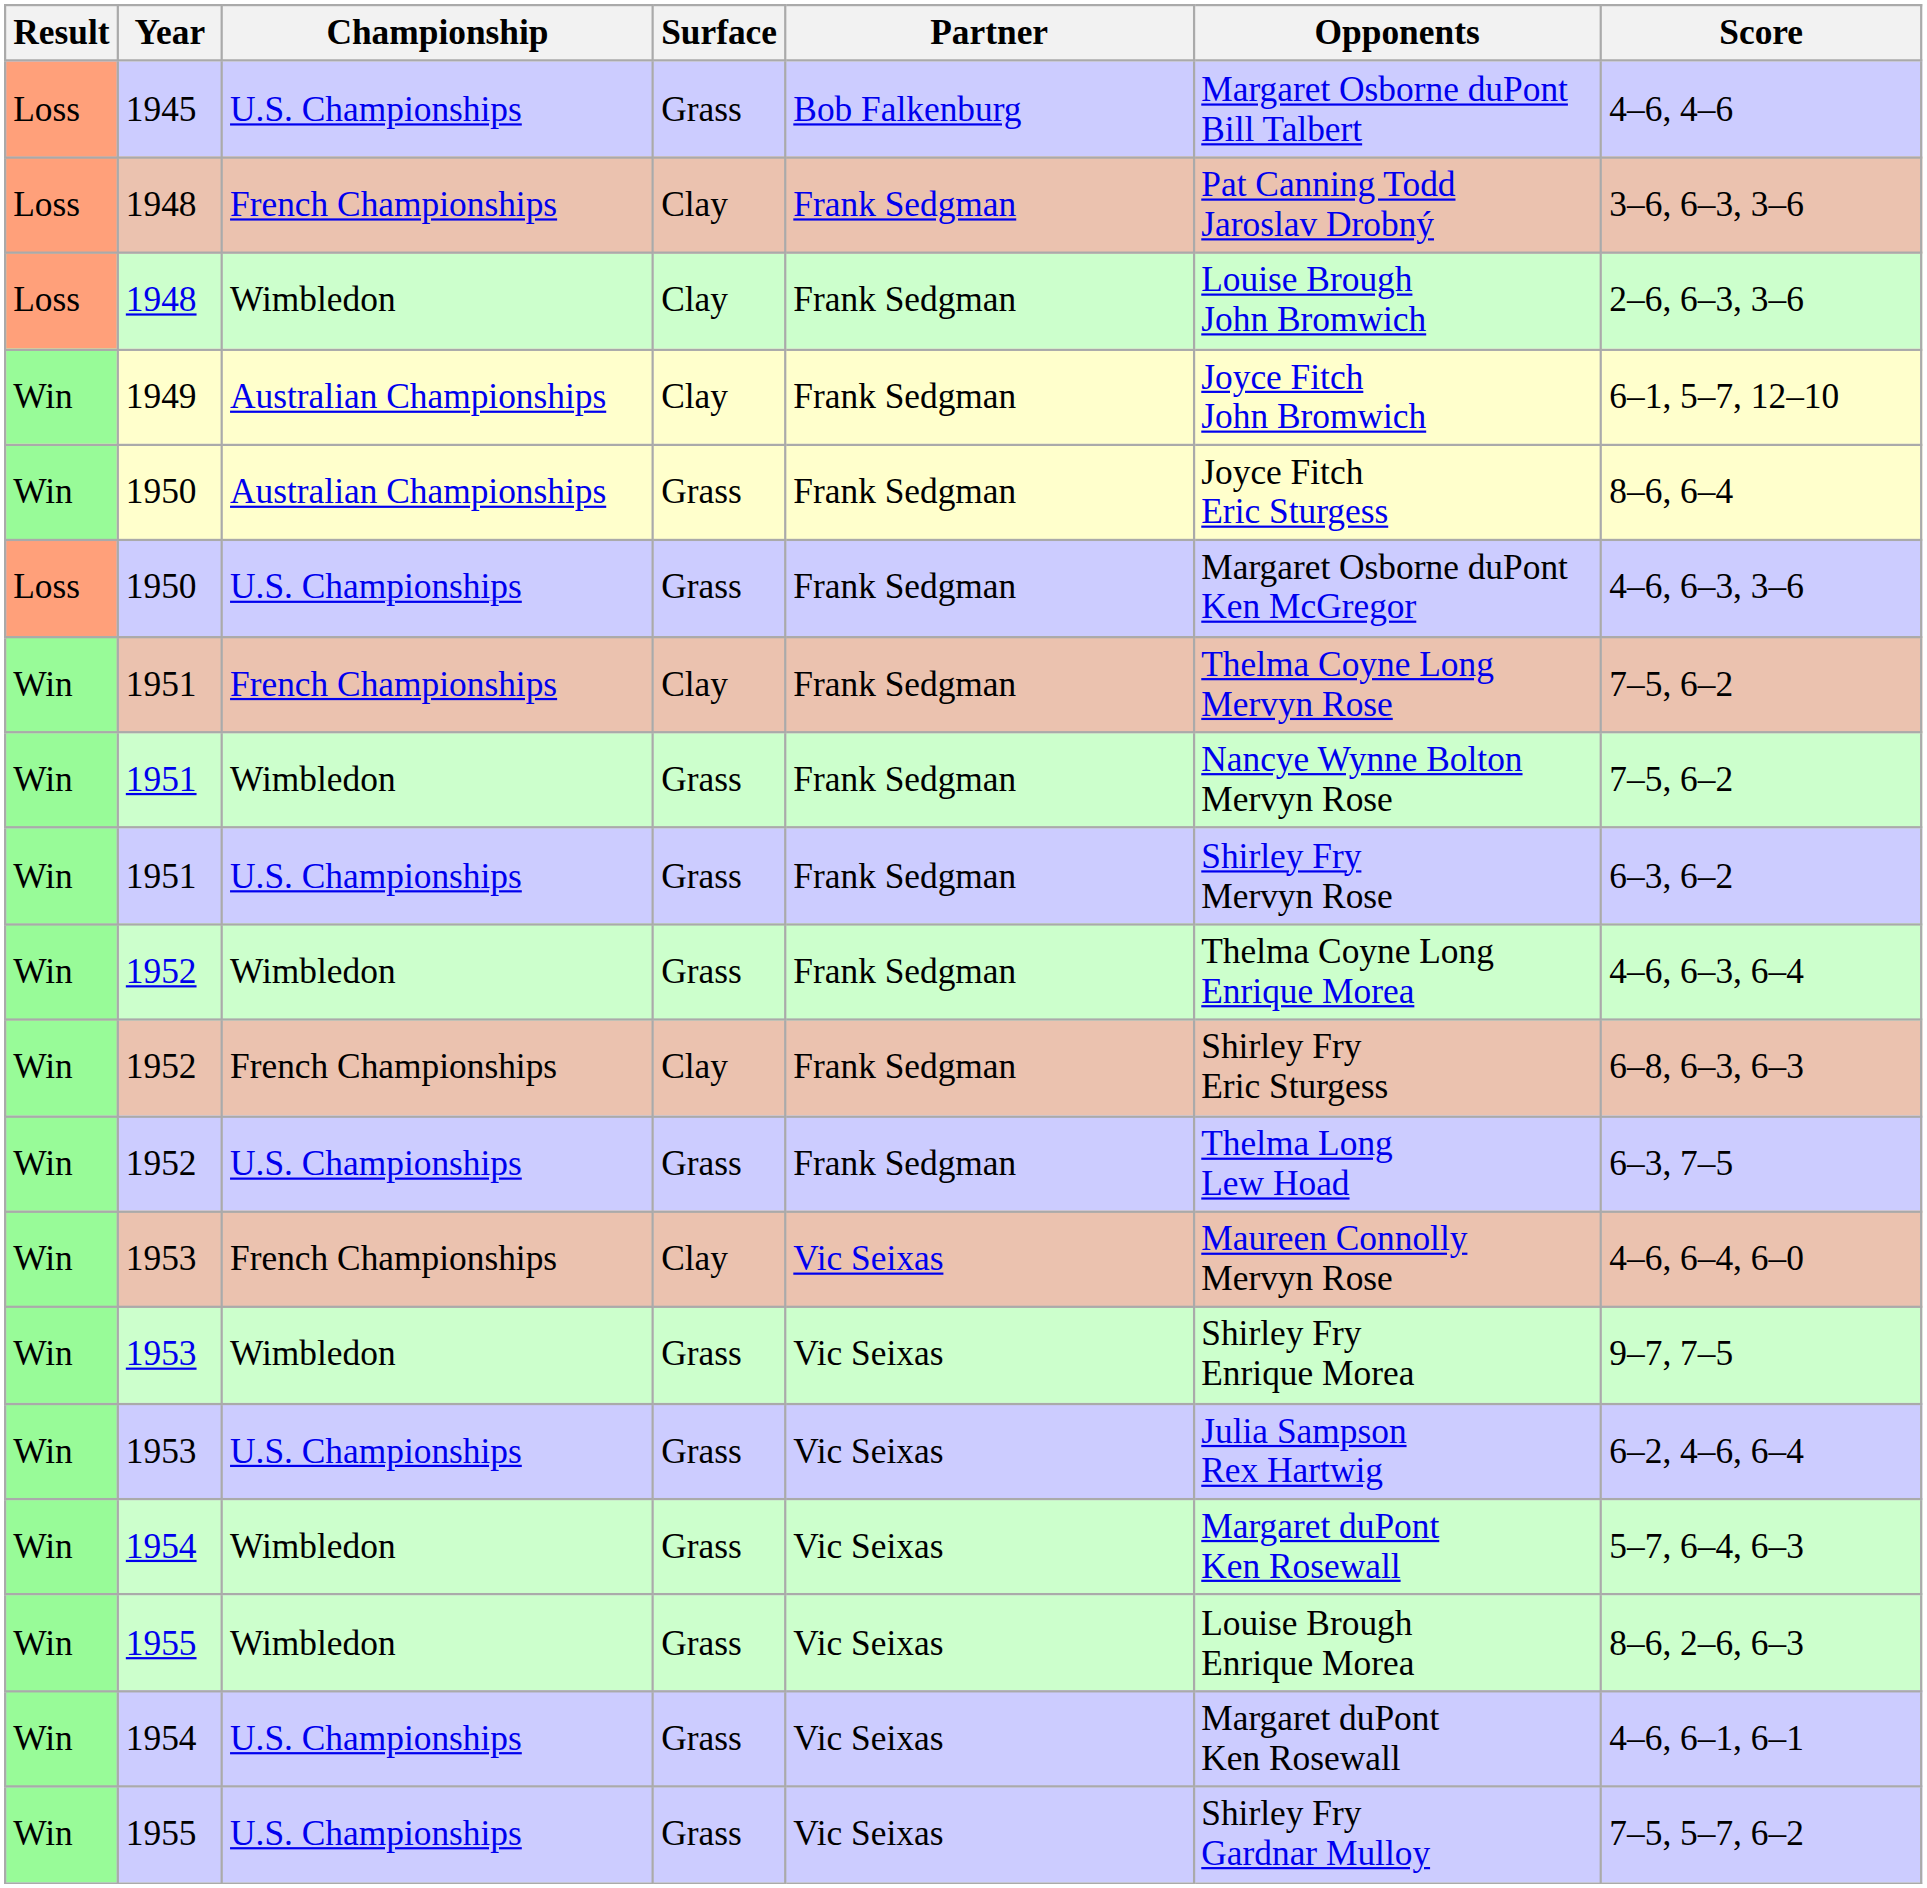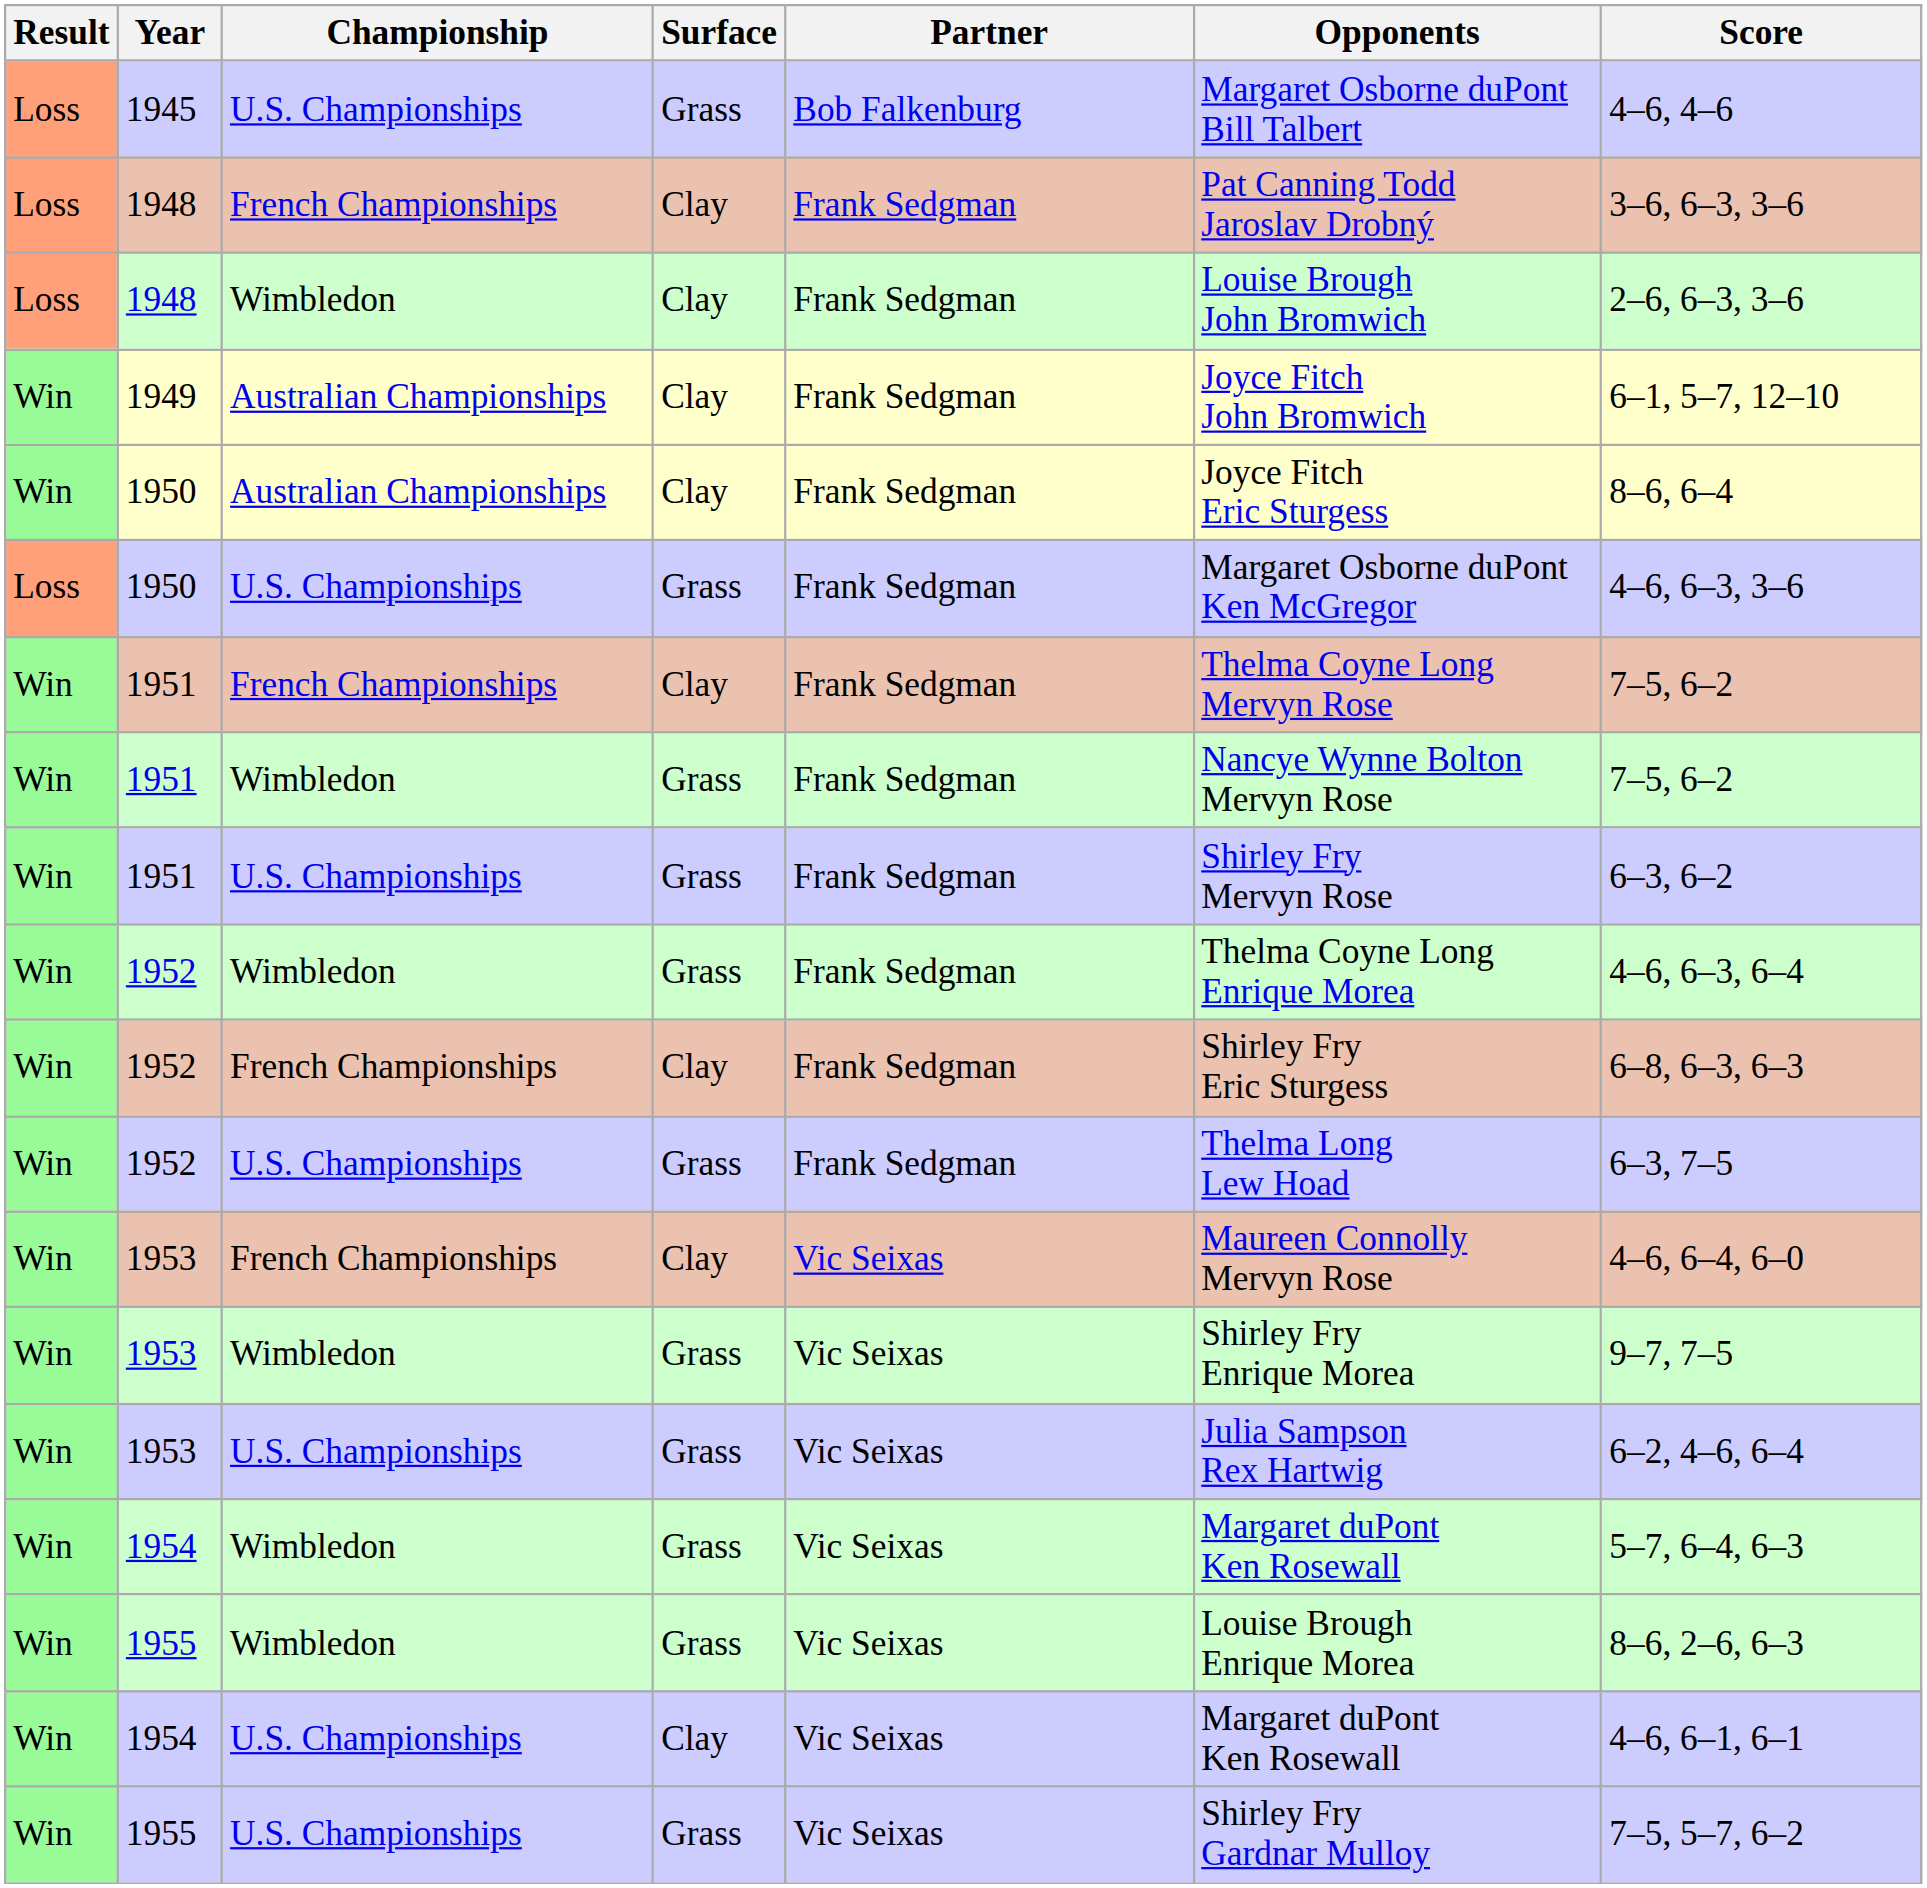(701, 491) Grass -> (695, 491) Clay
(701, 1738) Grass -> (695, 1738) Clay
